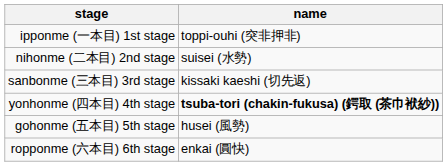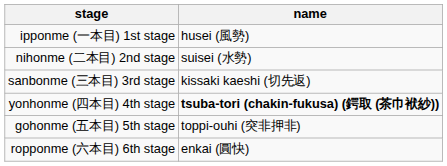(241, 35) toppi-ouhi (突非押非) -> (215, 35) husei (風勢)
(215, 126) husei (風勢) -> (241, 126) toppi-ouhi (突非押非)
